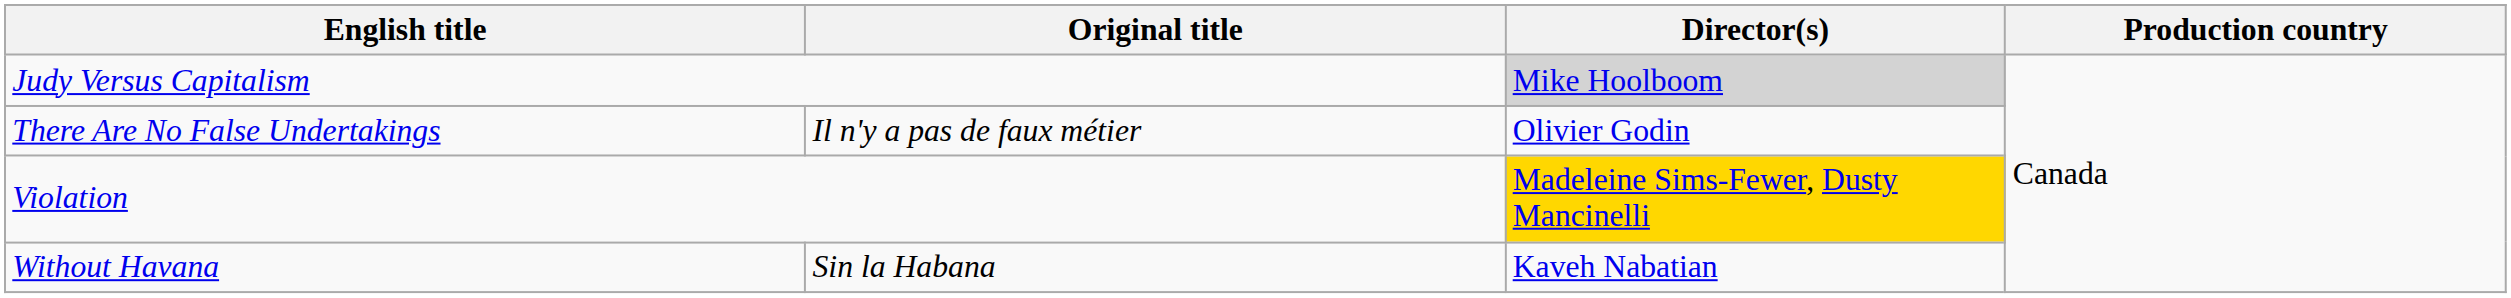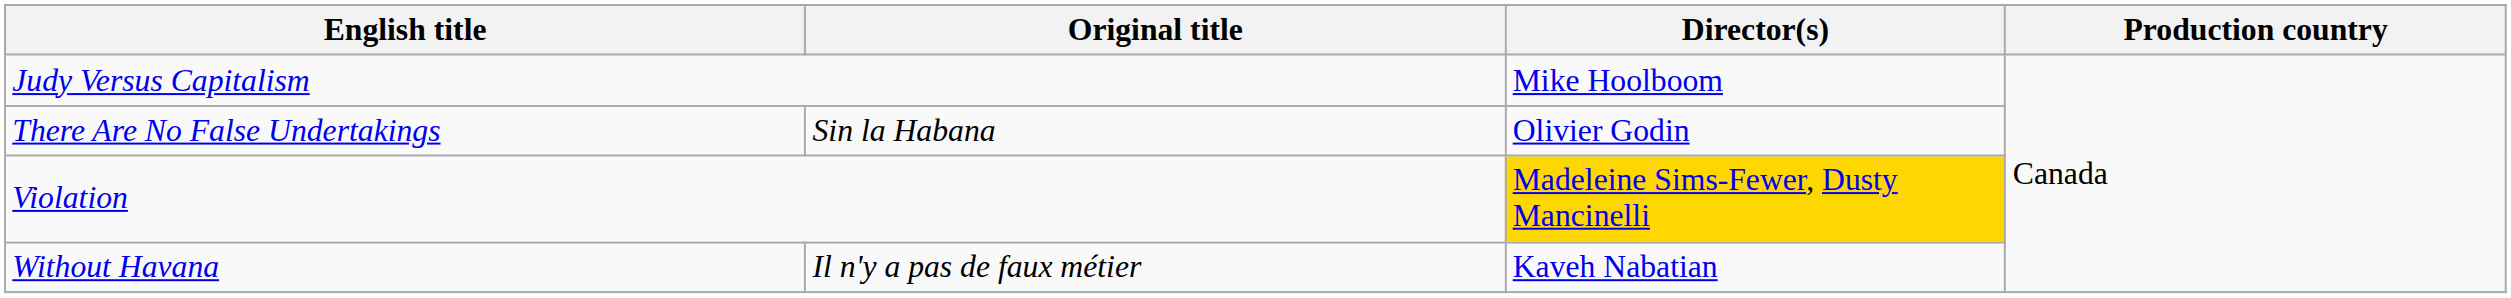(1618, 79) lightgrey background -> (1618, 79) no background
(977, 130) Il n'y a pas de faux métier -> (904, 130) Sin la Habana
(904, 266) Sin la Habana -> (977, 266) Il n'y a pas de faux métier
